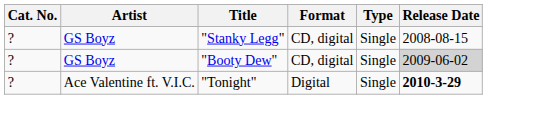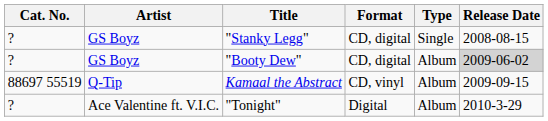(378, 60) Single -> (437, 60) Album
+ row: (284, 82)
(378, 82) Single -> (437, 104) Album
(432, 82) bold -> (492, 104) normal
